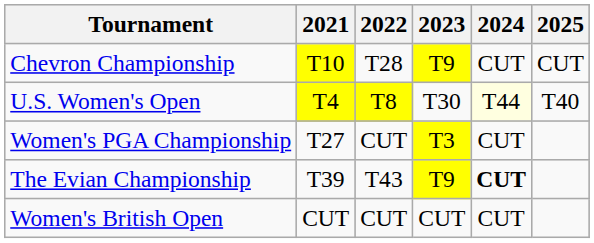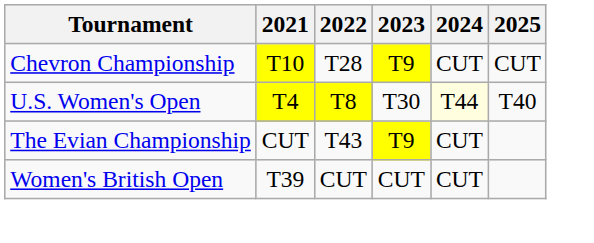- row: (151, 140)
(326, 179) T39 -> (285, 140) CUT
(501, 179) bold -> (459, 140) normal
(326, 218) CUT -> (285, 179) T39
